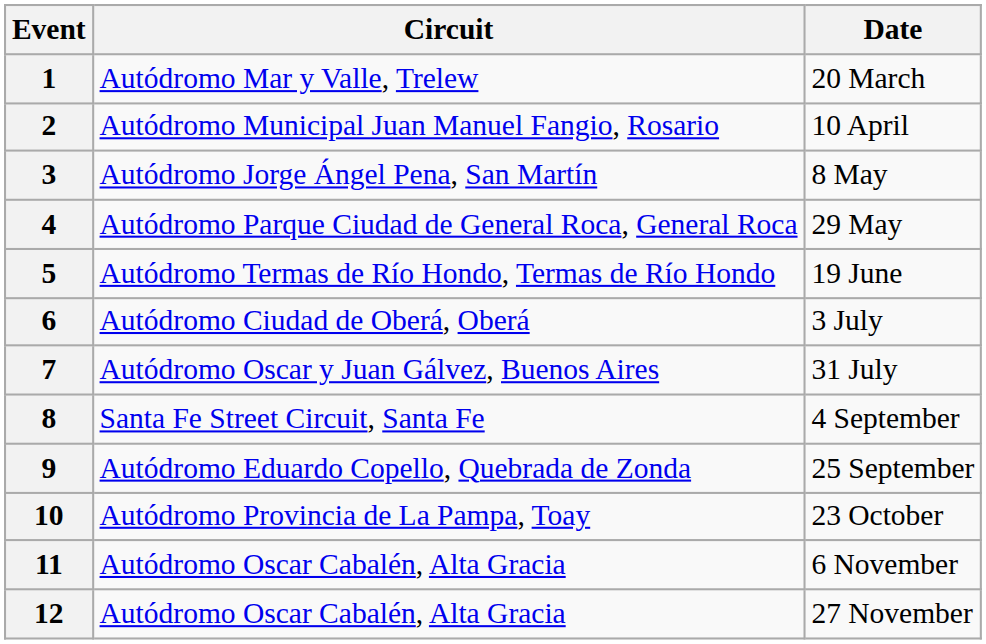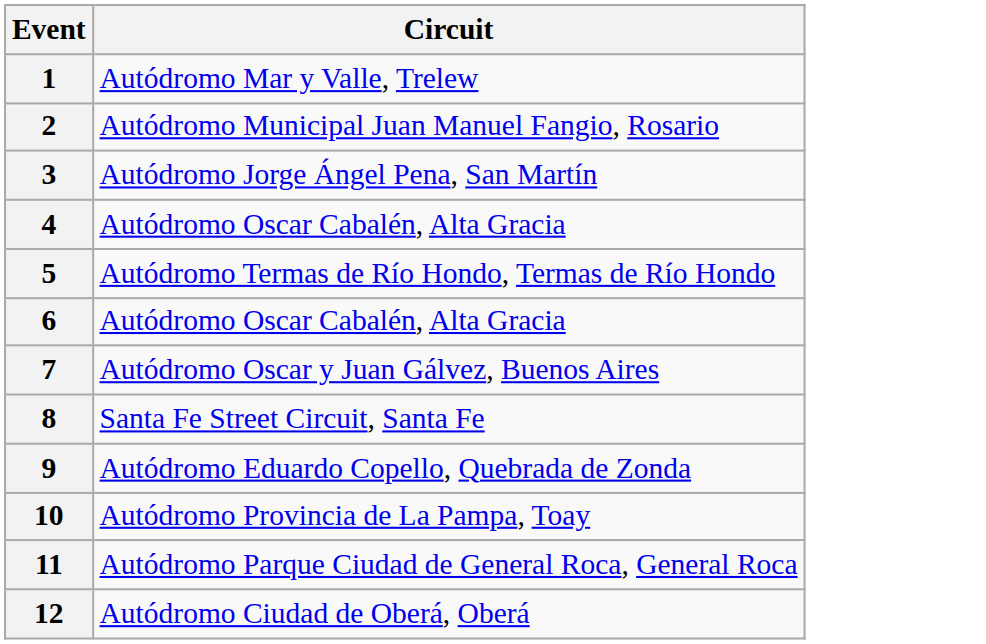- column: (893, 29)
(449, 223) Autódromo Parque Ciudad de General Roca, General Roca -> (333, 223) Autódromo Oscar Cabalén, Alta Gracia
(315, 321) Autódromo Ciudad de Oberá, Oberá -> (333, 321) Autódromo Oscar Cabalén, Alta Gracia
(333, 564) Autódromo Oscar Cabalén, Alta Gracia -> (449, 564) Autódromo Parque Ciudad de General Roca, General Roca
(333, 613) Autódromo Oscar Cabalén, Alta Gracia -> (315, 613) Autódromo Ciudad de Oberá, Oberá
